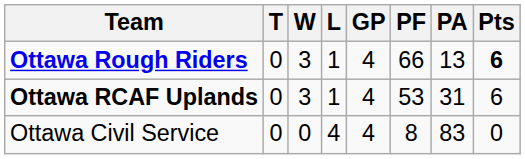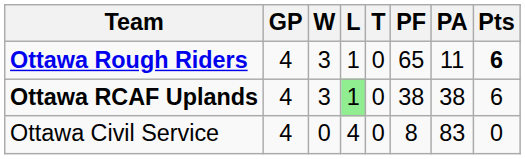columns swapped: (369, 23) <-> (276, 23)
(411, 60) 66 -> (411, 60) 65
(452, 60) 13 -> (452, 60) 11
(334, 97) no background -> (353, 97) lightgreen background
(411, 97) 53 -> (411, 97) 38
(452, 97) 31 -> (452, 97) 38
